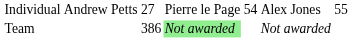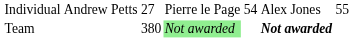(151, 28) 386 -> (151, 28) 380
(296, 28) normal -> (296, 28) bold
